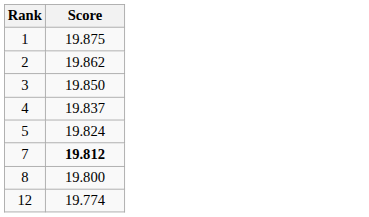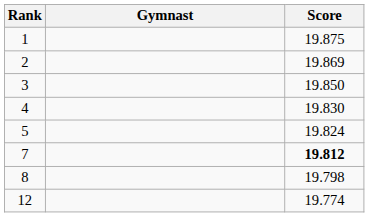+ column: (165, 16)
(85, 62) 19.862 -> (325, 62) 19.869
(85, 108) 19.837 -> (325, 108) 19.830
(85, 177) 19.800 -> (325, 177) 19.798
